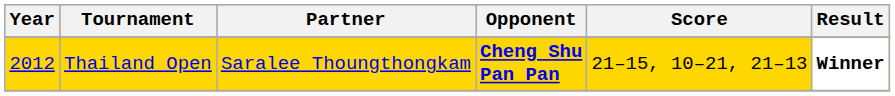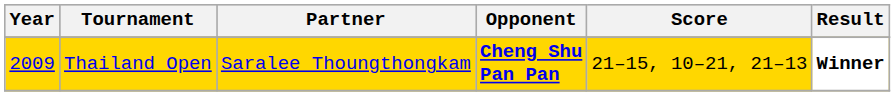(32, 64) 2012 -> (32, 64) 2009
